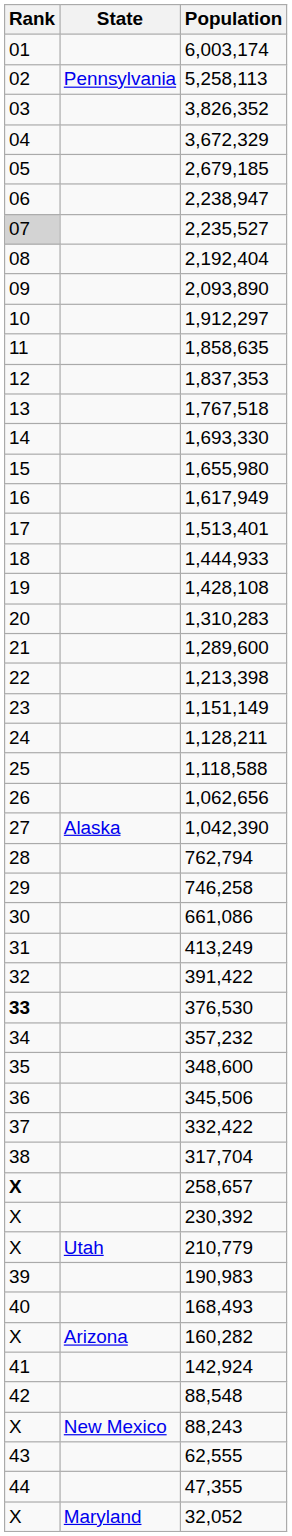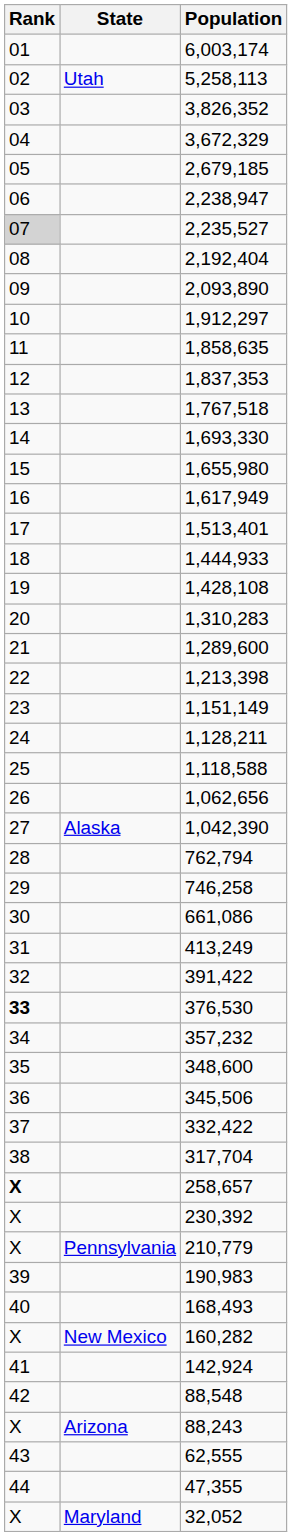(120, 79) Pennsylvania -> (84, 79) Utah
(84, 1247) Utah -> (120, 1247) Pennsylvania
(96, 1336) Arizona -> (115, 1336) New Mexico
(115, 1426) New Mexico -> (96, 1426) Arizona
